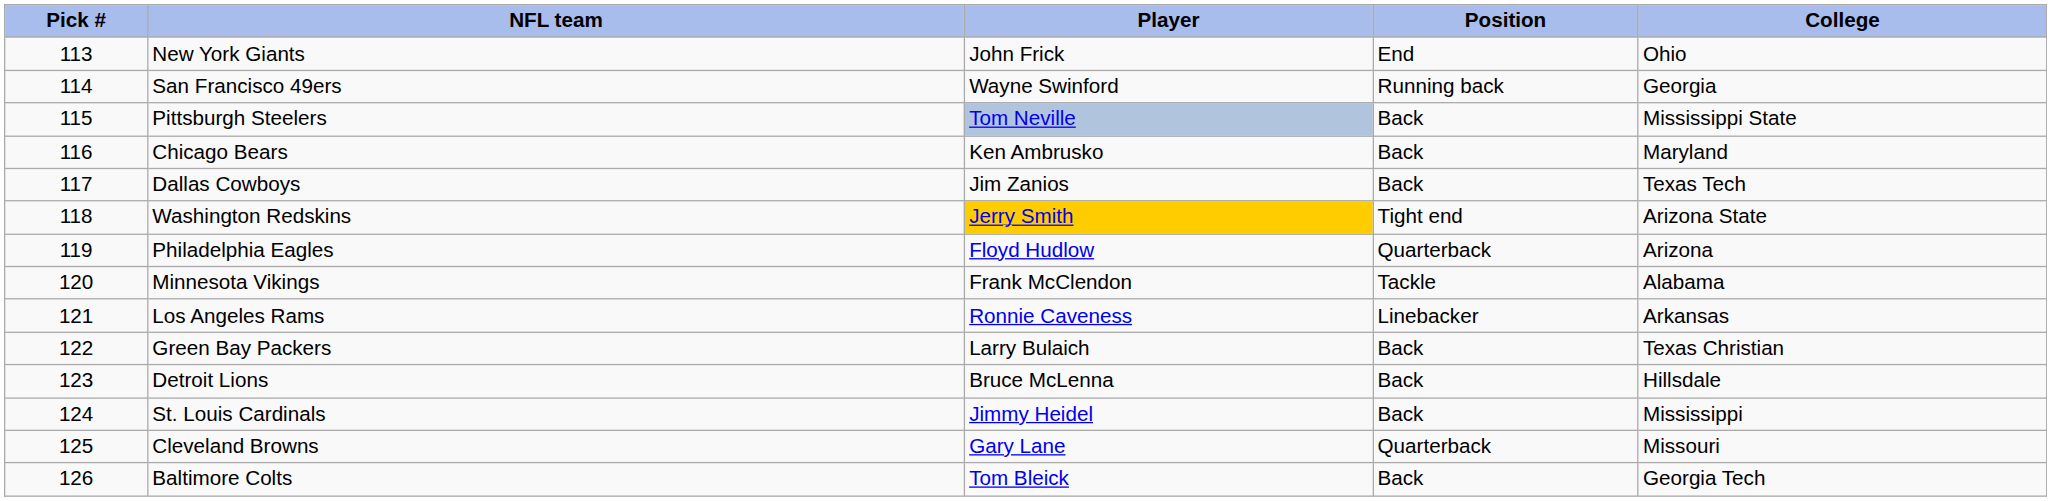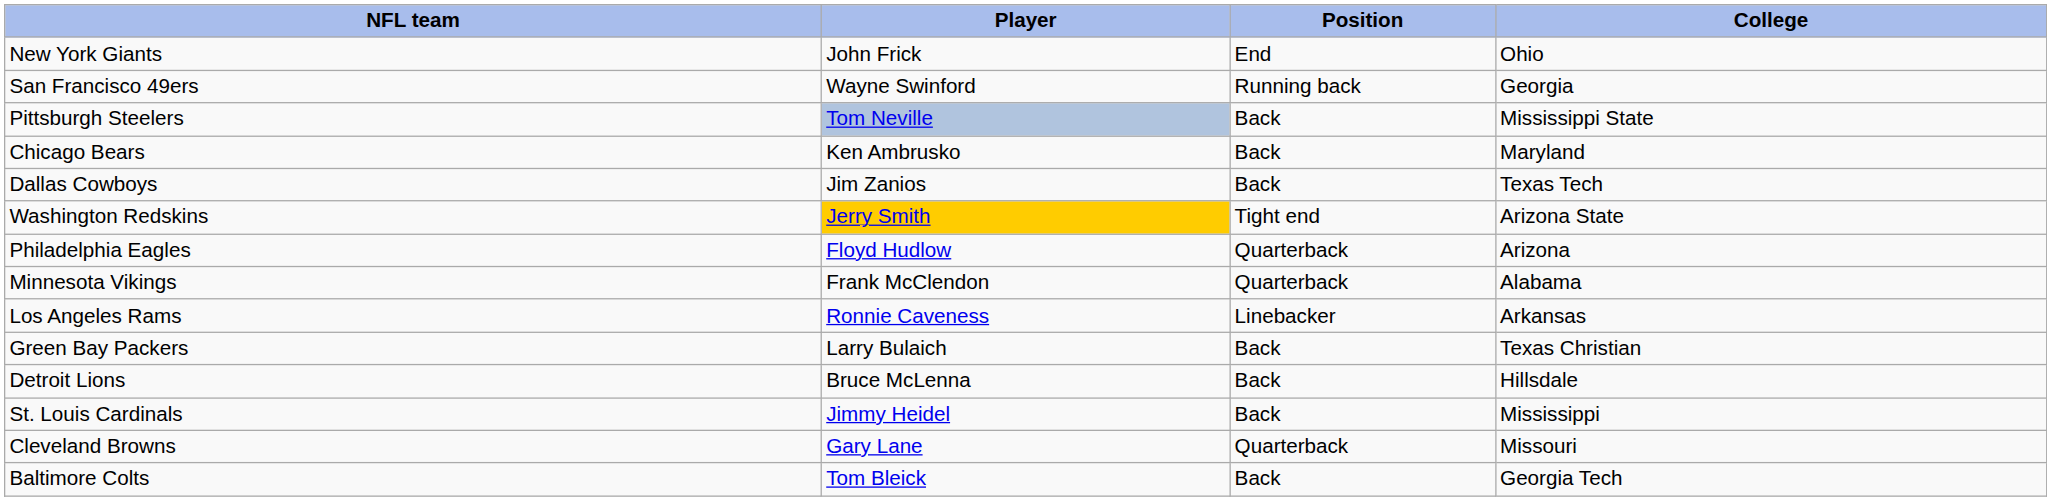- column: (76, 20)
(1407, 282) Tackle -> (1291, 282) Quarterback
